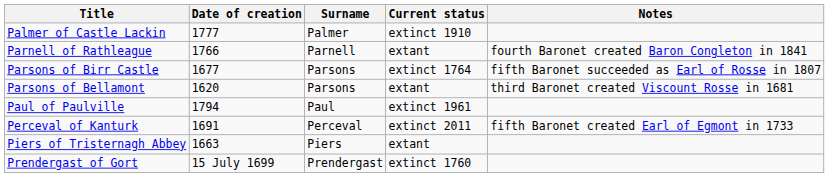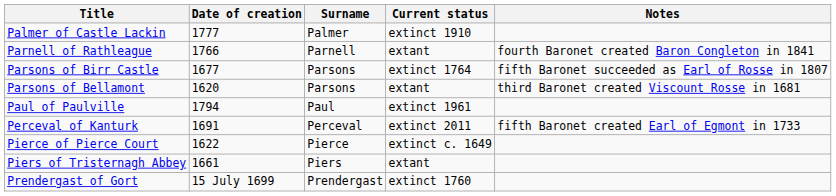+ row: (83, 144)
(205, 144) 1663 -> (205, 163) 1661
